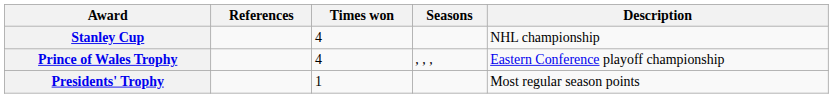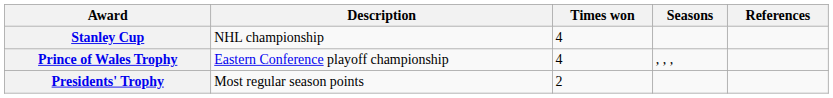columns swapped: (658, 15) <-> (261, 15)
(318, 81) 1 -> (559, 81) 2
